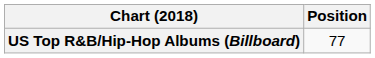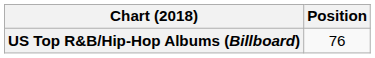(337, 40) 77 -> (337, 40) 76
